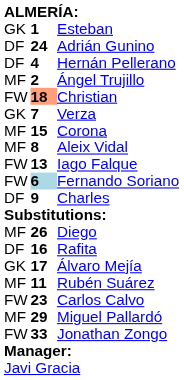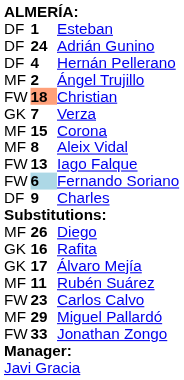(15, 28) GK -> (14, 28) DF
(14, 249) DF -> (15, 249) GK
